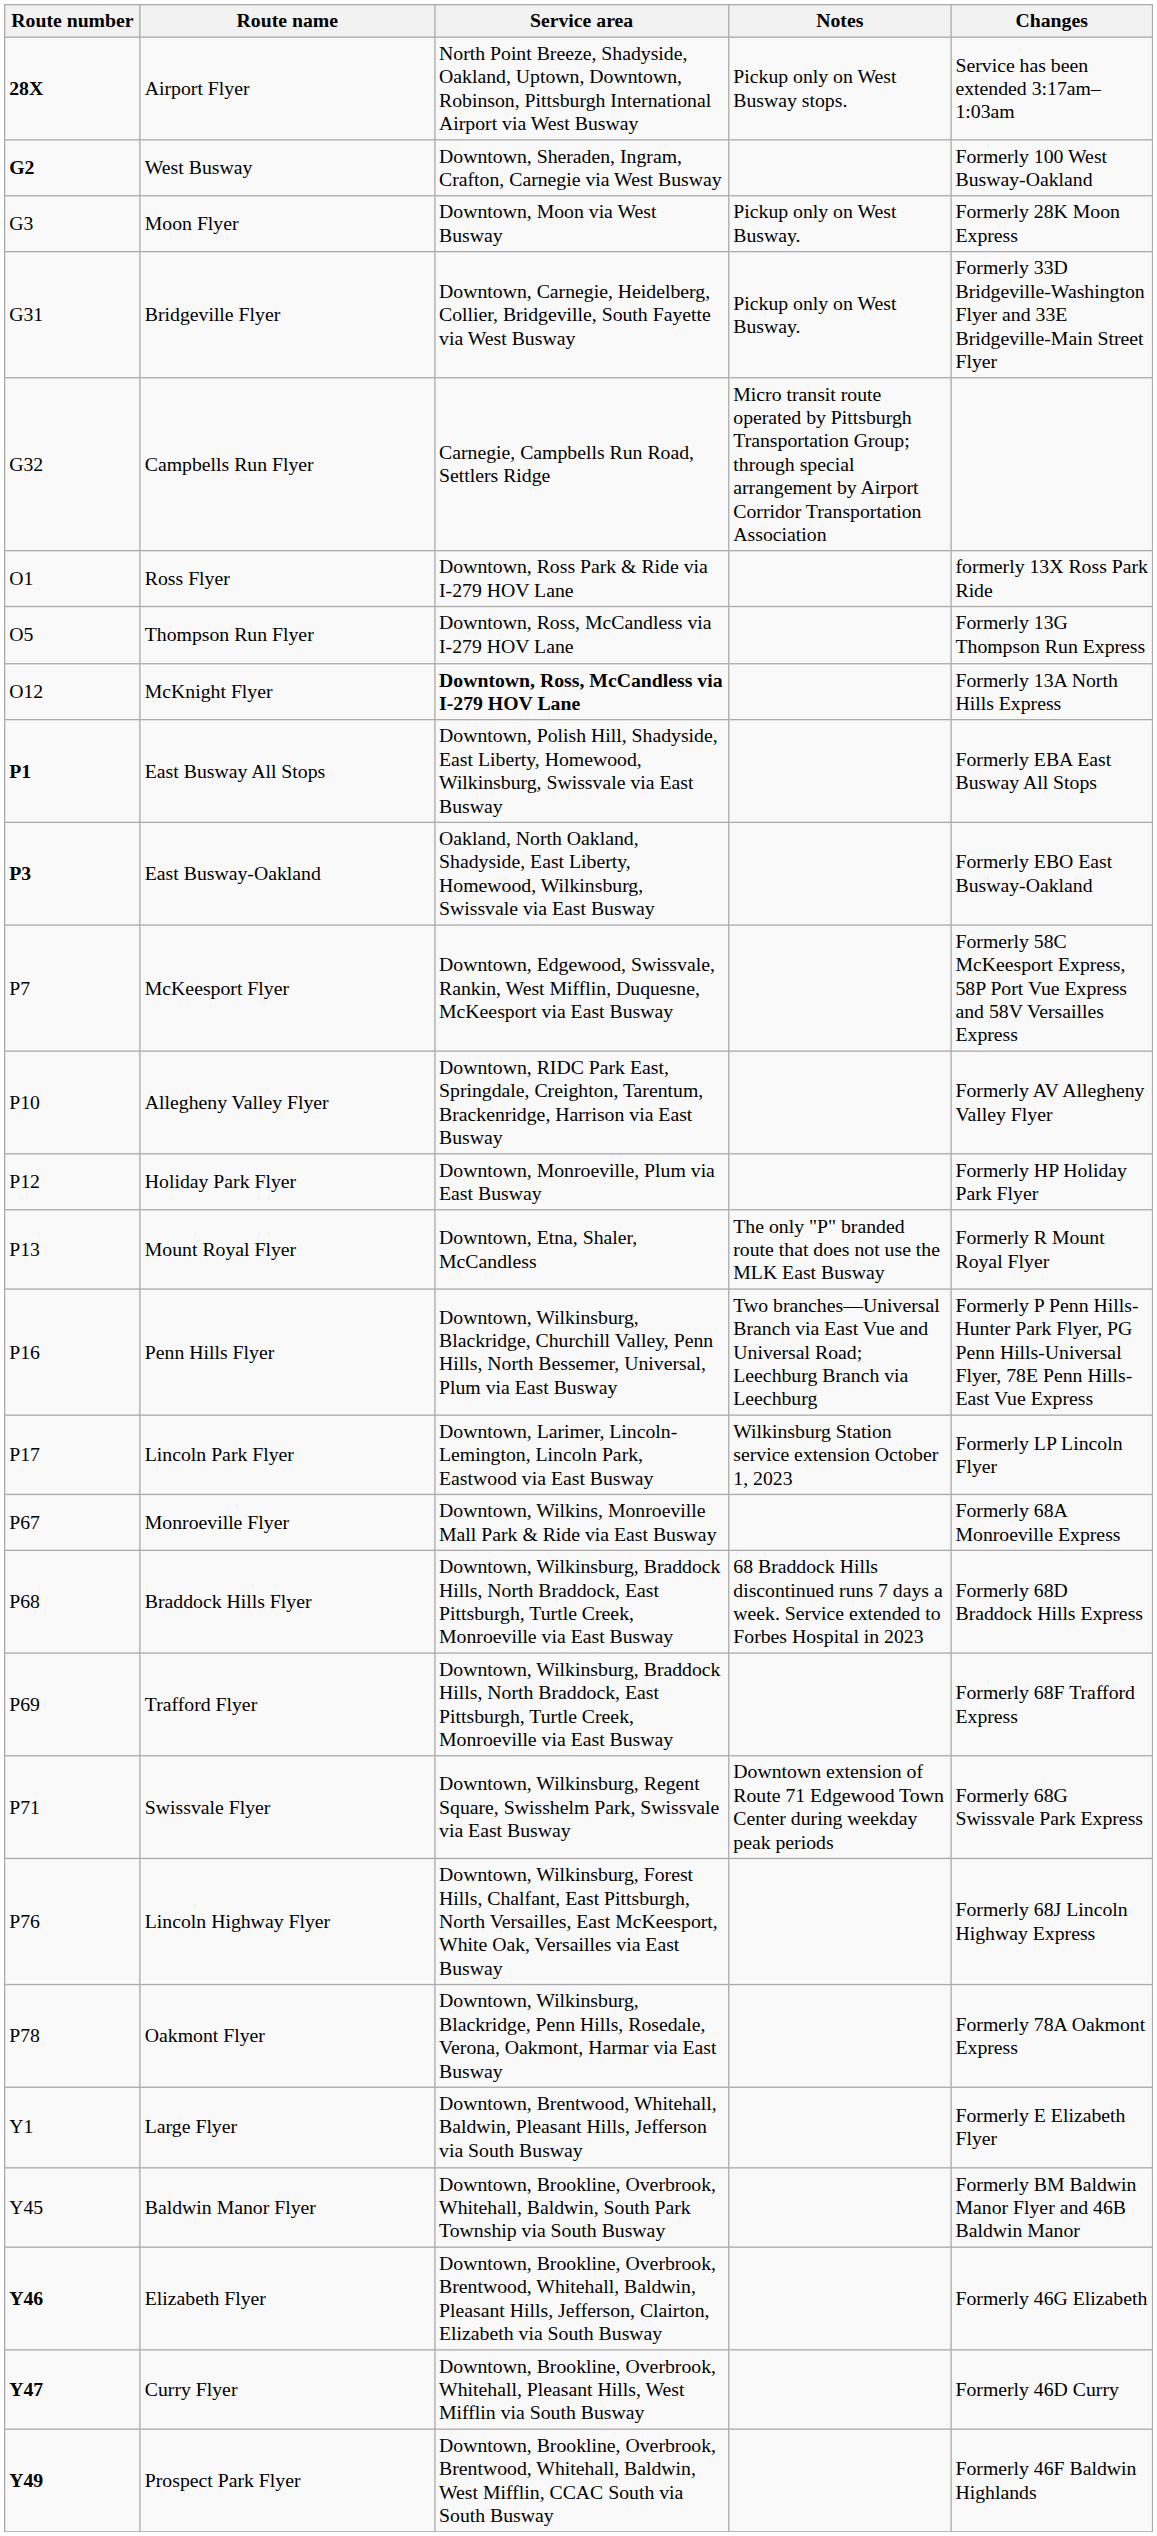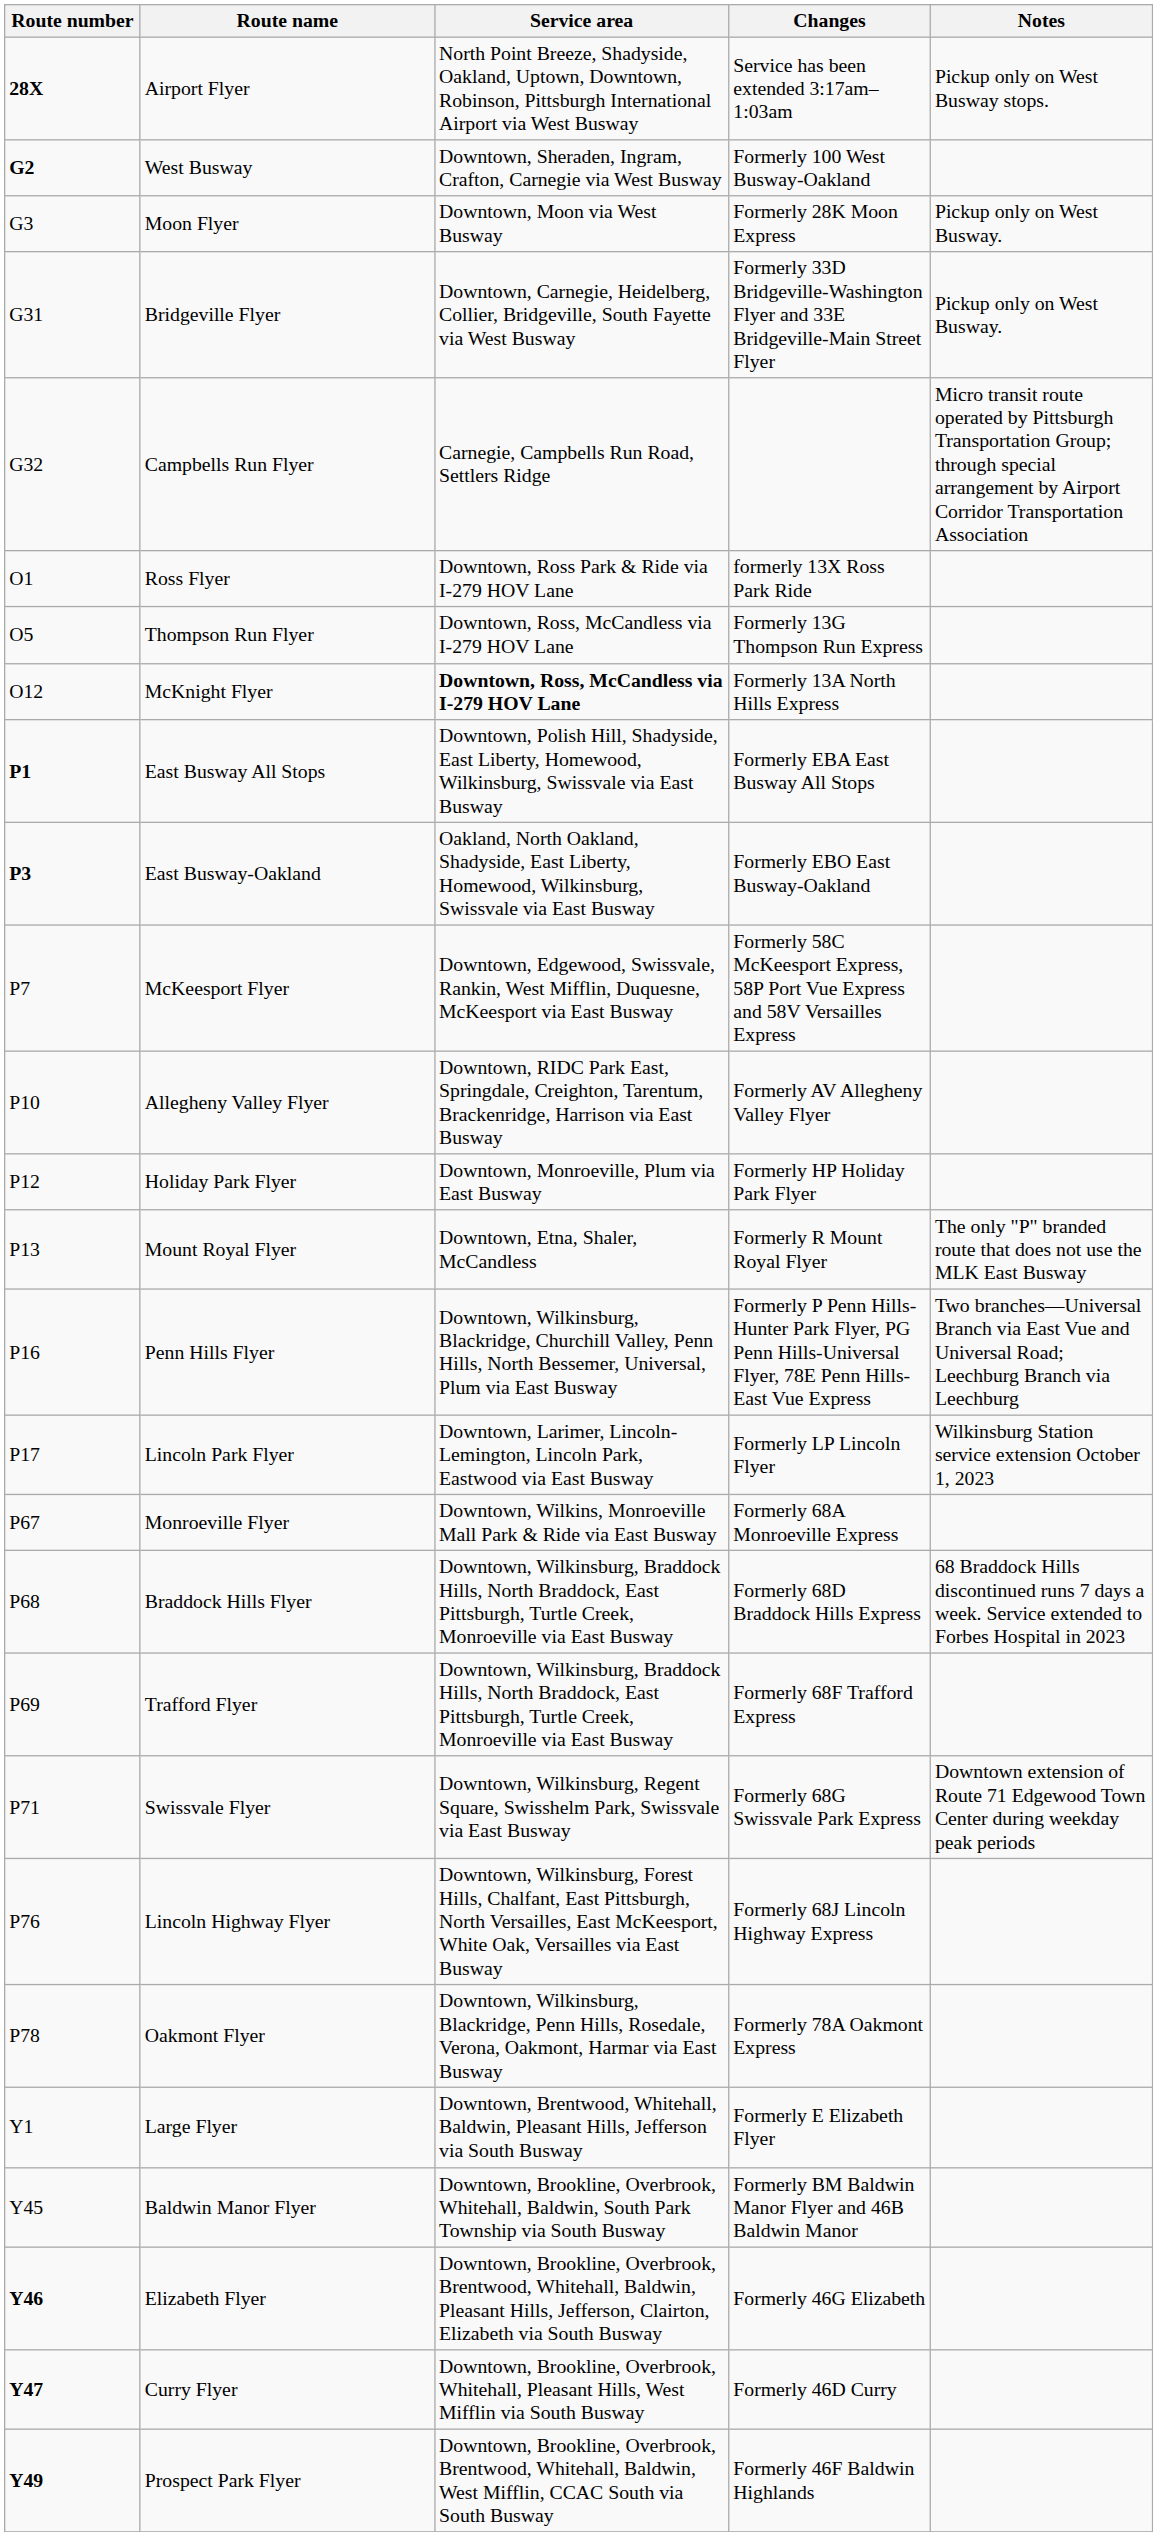columns swapped: (840, 20) <-> (1052, 20)
